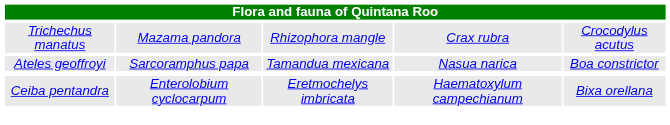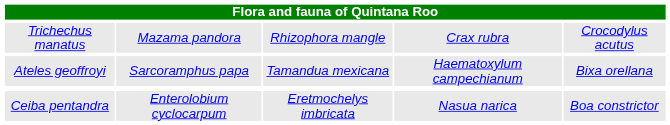(478, 63) Nasua narica -> (478, 71) Haematoxylum campechianum
(614, 63) Boa constrictor -> (614, 71) Bixa orellana
(478, 91) Haematoxylum campechianum -> (478, 106) Nasua narica
(614, 91) Bixa orellana -> (614, 106) Boa constrictor
